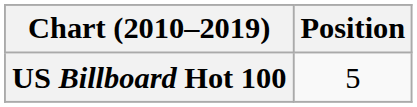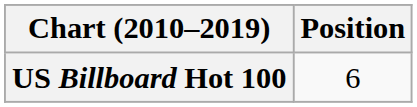(353, 76) 5 -> (353, 76) 6
